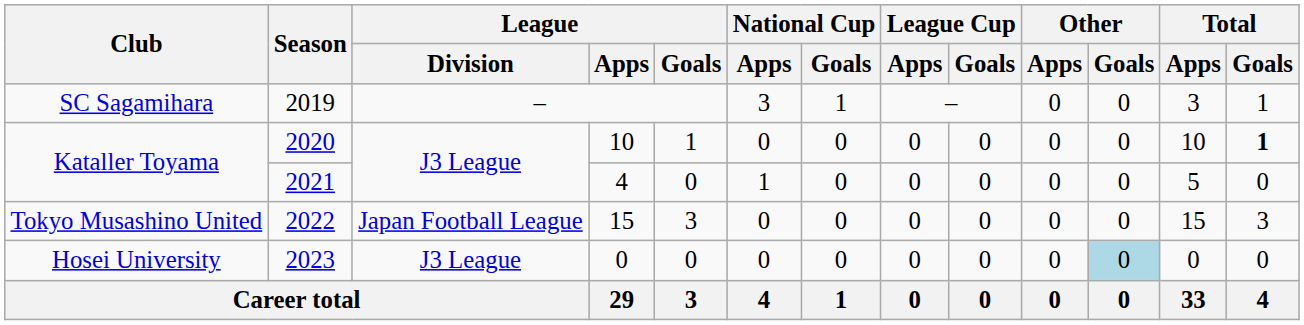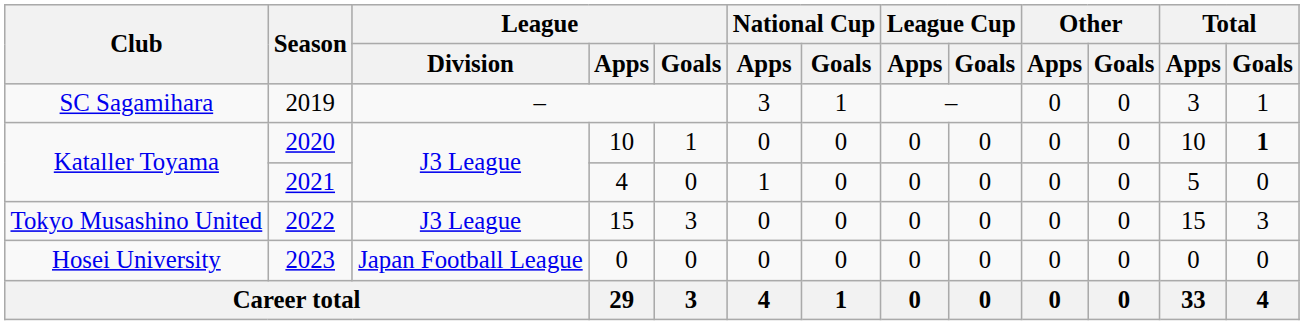(470, 220) Japan Football League -> (470, 220) J3 League
(470, 260) J3 League -> (470, 260) Japan Football League
(1124, 260) lightblue background -> (1124, 260) no background
